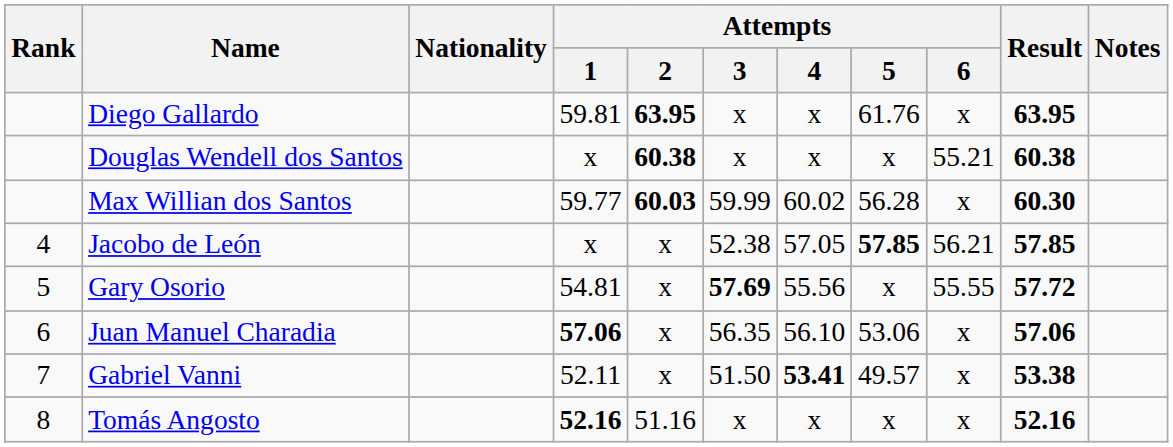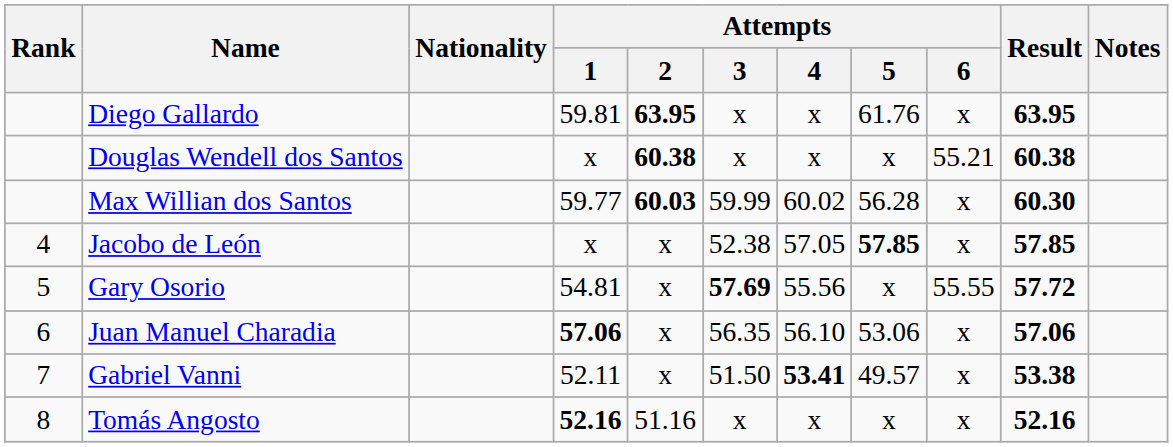(964, 244) 56.21 -> (964, 244) x
